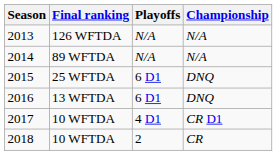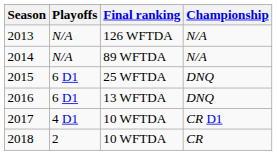columns swapped: (91, 14) <-> (158, 14)
